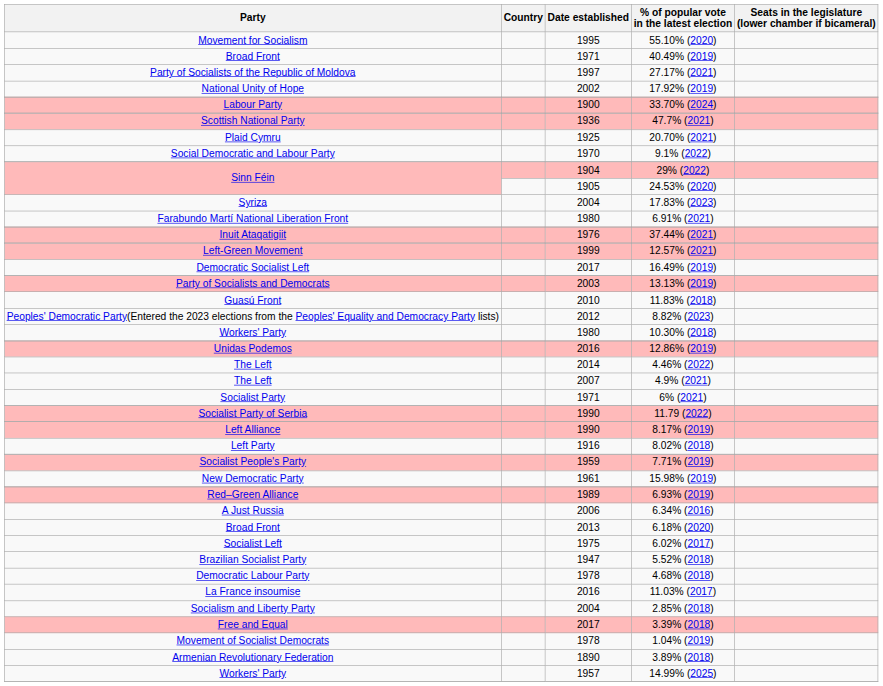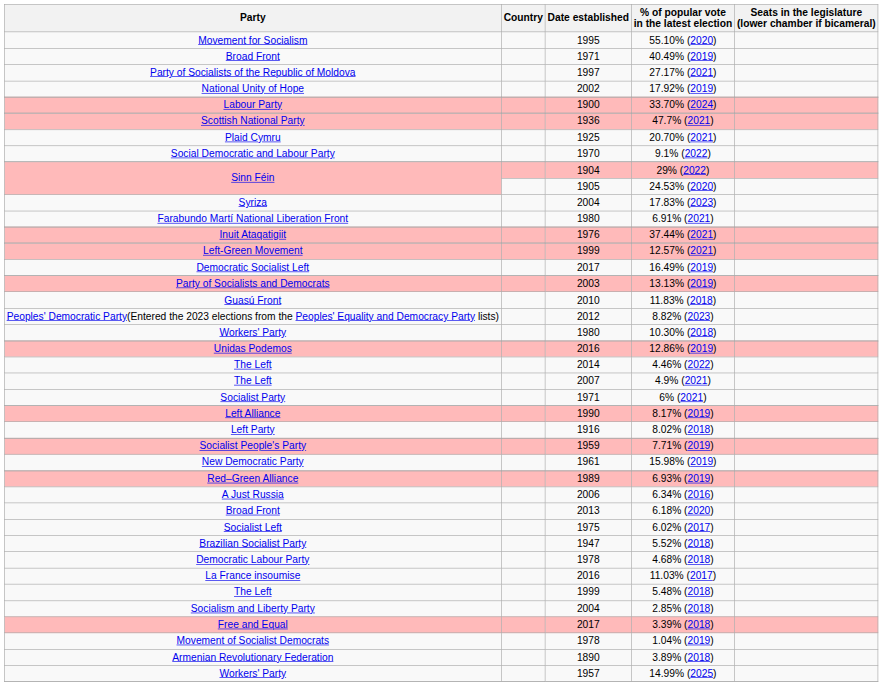- row: (683, 413)
+ row: (683, 592)
